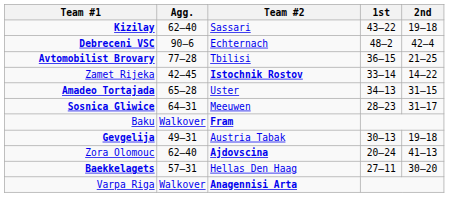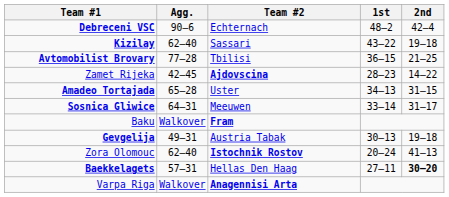rows swapped: (134, 28) <-> (117, 44)
(256, 75) Istochnik Rostov -> (239, 75) Ajdovscina
(381, 75) 33–14 -> (381, 75) 28–23
(381, 106) 28–23 -> (381, 106) 33–14
(239, 153) Ajdovscina -> (256, 153) Istochnik Rostov
(423, 169) normal -> (423, 169) bold
